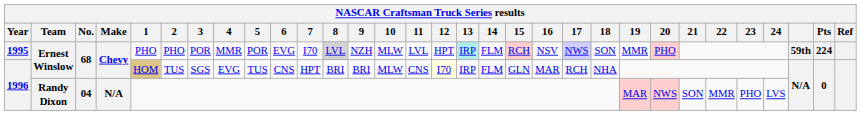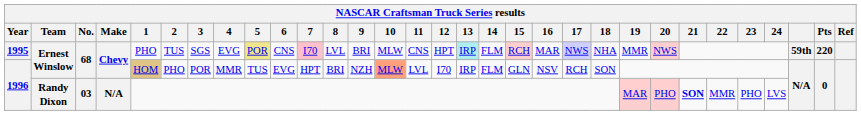(174, 50) PHO -> (174, 50) TUS
(200, 50) POR -> (200, 50) SGS
(229, 50) MMR -> (229, 50) EVG
(258, 50) no background -> (258, 50) khaki background
(284, 50) EVG -> (284, 50) CNS
(310, 50) no background -> (310, 50) pink background
(335, 50) lightgrey background -> (335, 50) no background
(361, 50) NZH -> (361, 50) BRI
(418, 50) LVL -> (418, 50) CNS
(547, 50) NSV -> (547, 50) MAR
(605, 50) SON -> (605, 50) NHA
(665, 50) PHO -> (665, 50) NWS
(824, 50) 224 -> (825, 50) 220
(174, 69) TUS -> (174, 69) PHO
(200, 69) SGS -> (200, 69) POR
(229, 69) EVG -> (229, 69) MMR
(284, 69) CNS -> (284, 69) EVG
(361, 69) BRI -> (361, 69) NZH
(390, 69) no background -> (390, 69) lightsalmon background
(418, 69) CNS -> (418, 69) LVL
(444, 69) lightyellow background -> (444, 69) no background
(547, 69) MAR -> (547, 69) NSV
(605, 69) NHA -> (605, 69) SON
(86, 94) 04 -> (86, 94) 03
(665, 94) NWS -> (665, 94) PHO
(693, 94) normal -> (693, 94) bold
